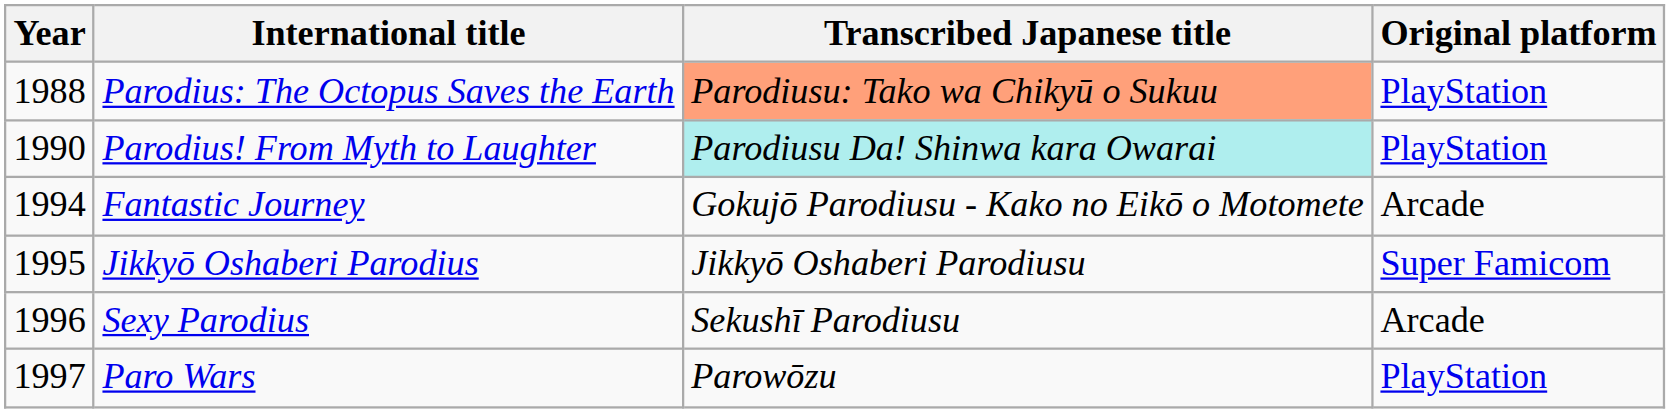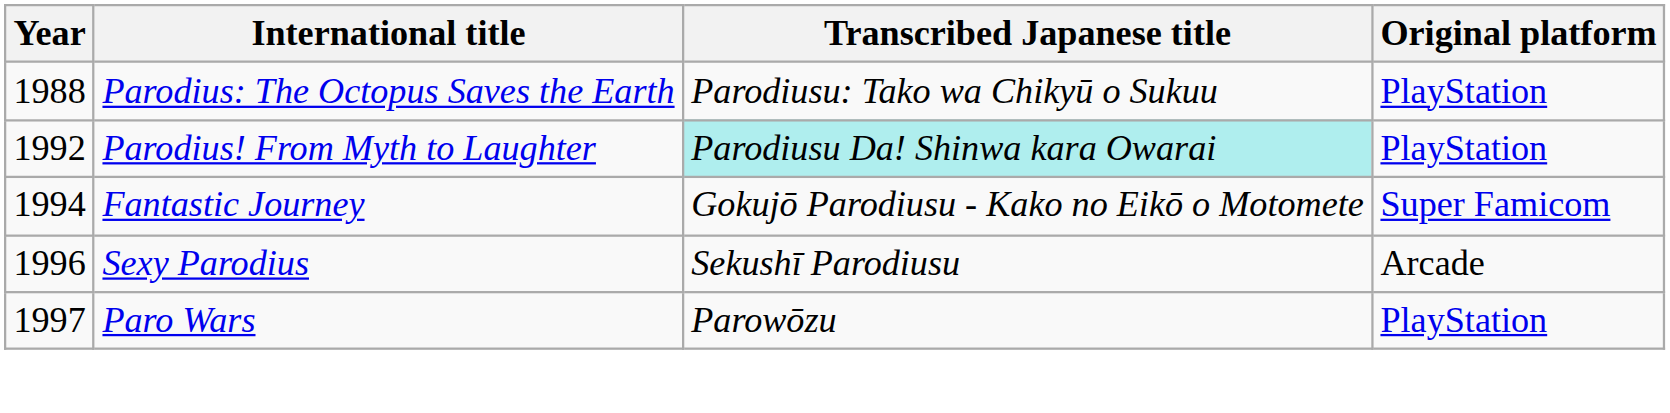(955, 90) lightsalmon background -> (955, 90) no background
(50, 147) 1990 -> (50, 147) 1992
(1433, 205) Arcade -> (1495, 205) Super Famicom
- row: (291, 262)
